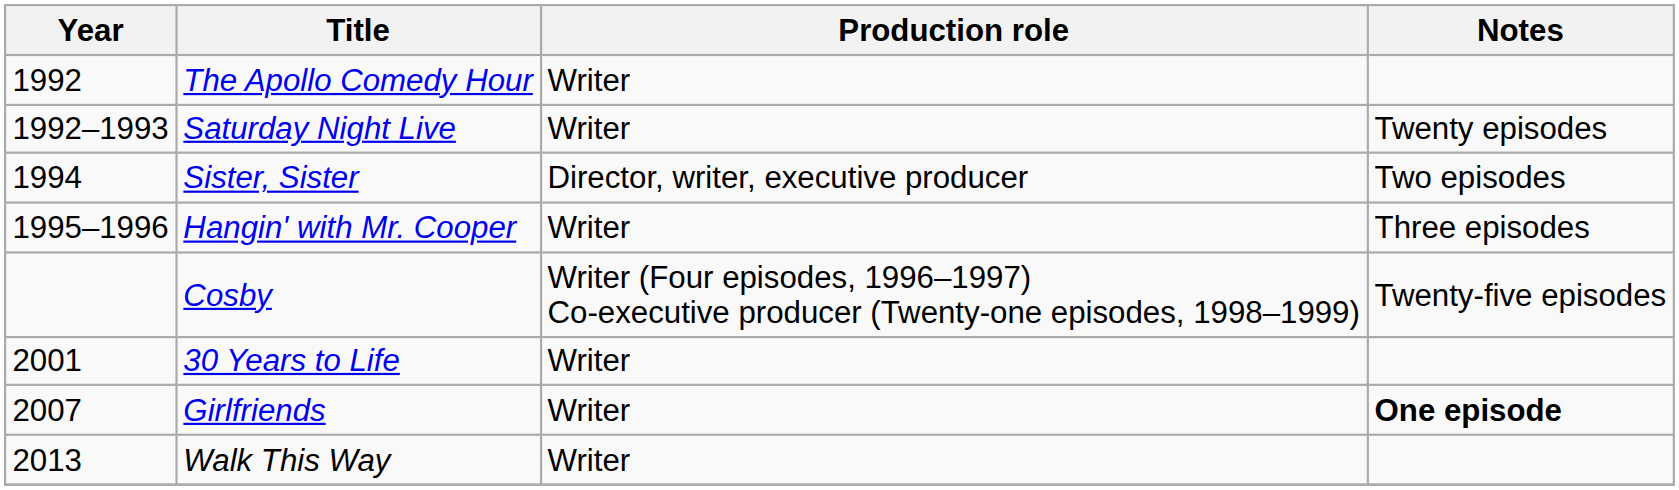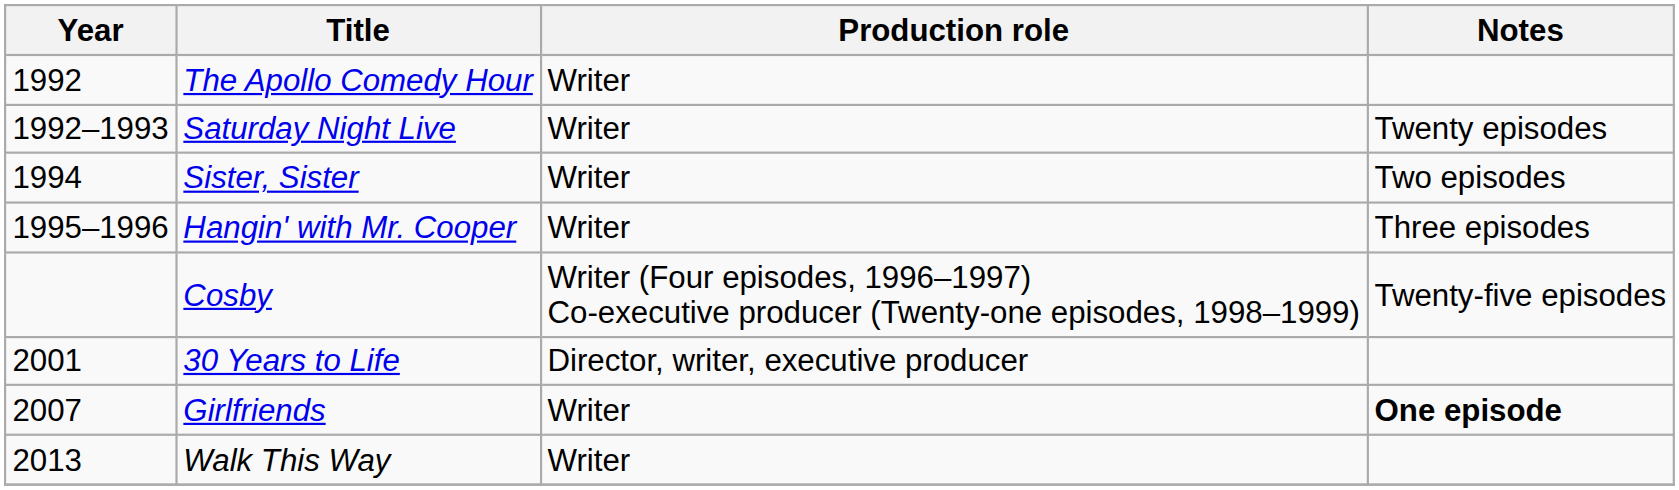(788, 178) Director, writer, executive producer -> (589, 178) Writer
(589, 361) Writer -> (788, 361) Director, writer, executive producer
